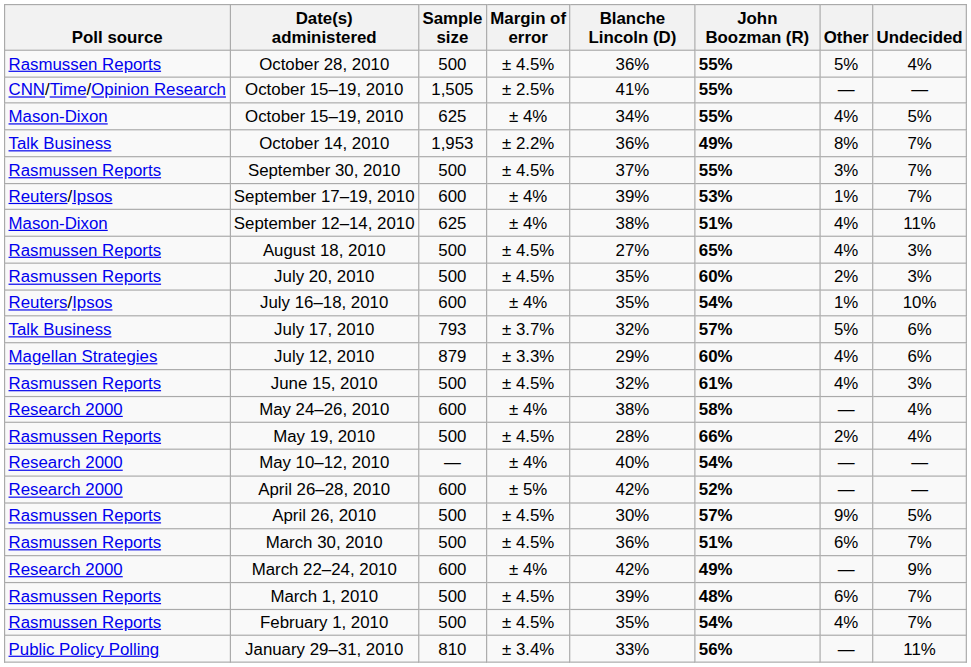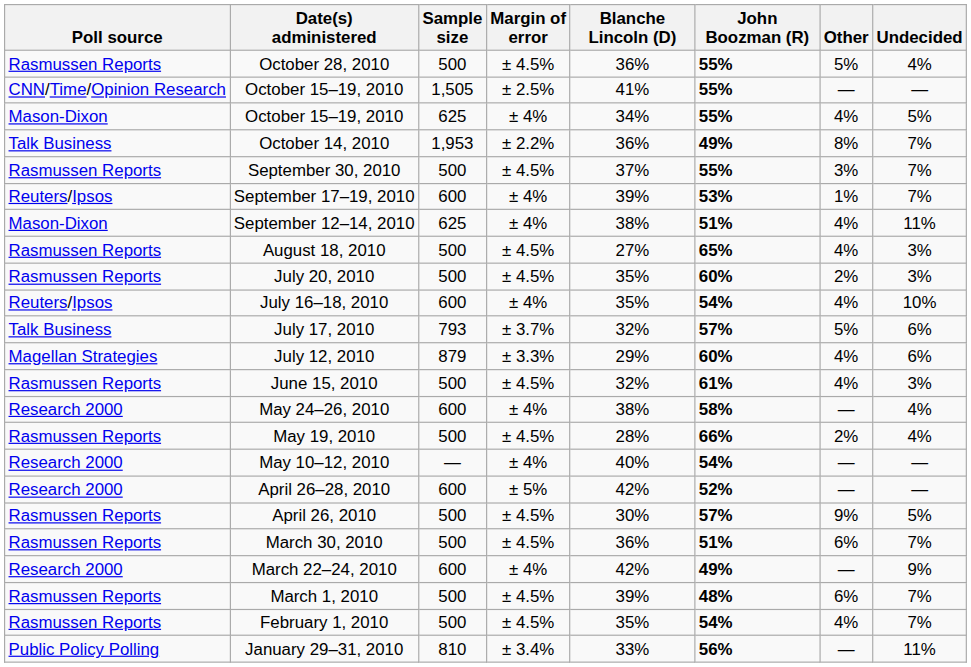(846, 303) 1% -> (846, 303) 4%
